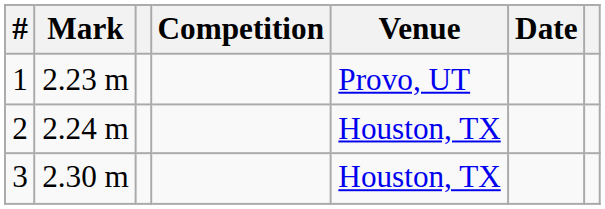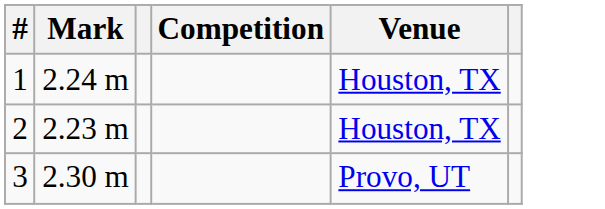- column: (546, 29)
(85, 78) 2.23 m -> (85, 78) 2.24 m
(404, 78) Provo, UT -> (420, 78) Houston, TX
(85, 128) 2.24 m -> (85, 128) 2.23 m
(420, 177) Houston, TX -> (404, 177) Provo, UT
